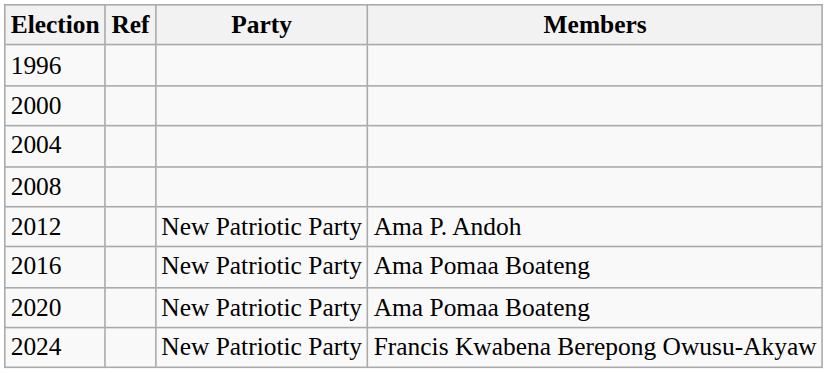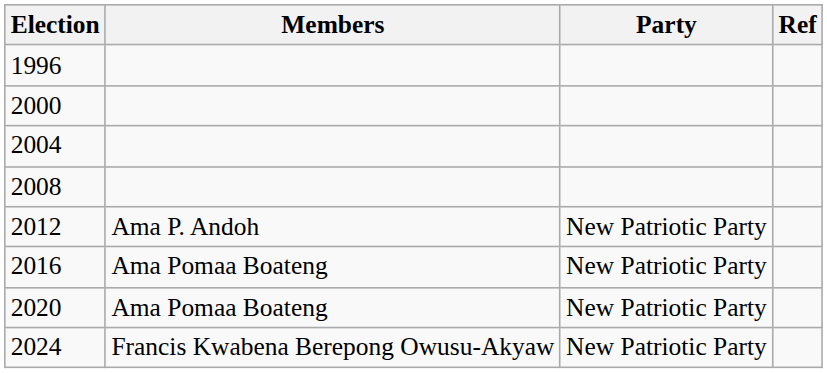columns swapped: (595, 24) <-> (130, 24)
